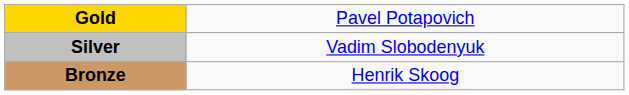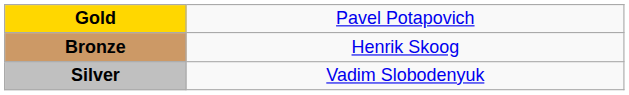rows swapped: (95, 47) <-> (95, 75)
